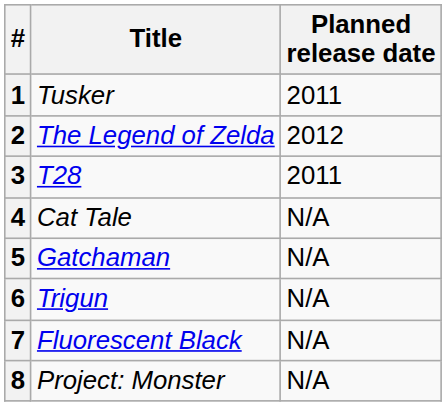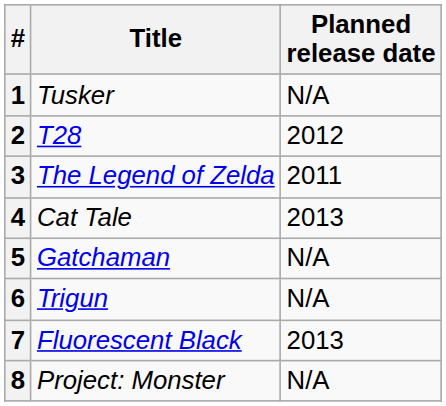(314, 94) 2011 -> (308, 94) N/A
(156, 135) The Legend of Zelda -> (59, 135) T28
(59, 176) T28 -> (156, 176) The Legend of Zelda
(308, 217) N/A -> (315, 217) 2013
(308, 339) N/A -> (315, 339) 2013
